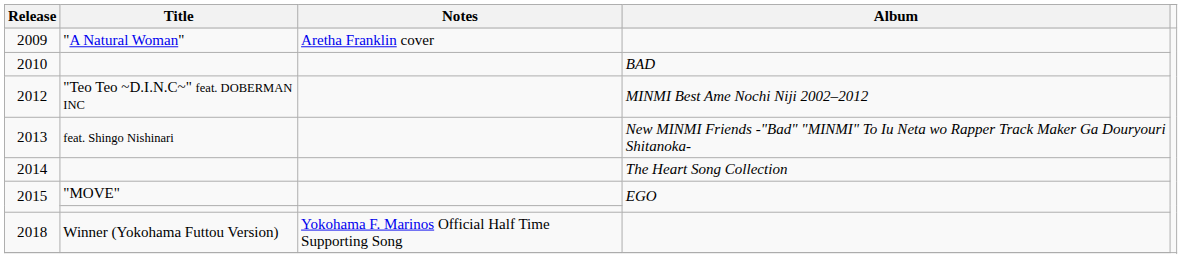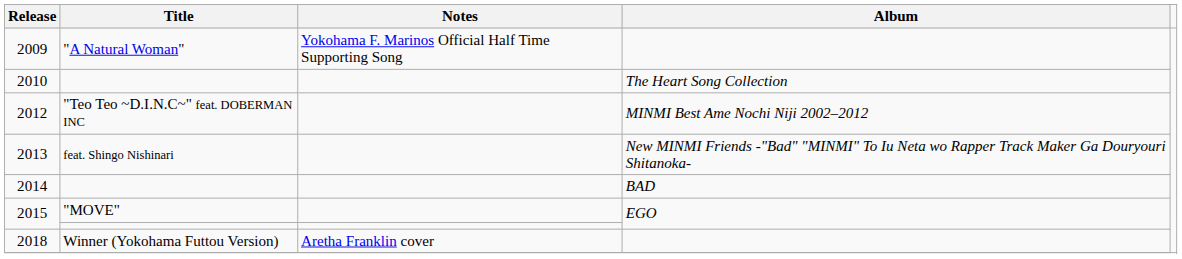(368, 40) Aretha Franklin cover -> (425, 48) Yokohama F. Marinos Official Half Time Supporting Song
(640, 64) BAD -> (707, 81) The Heart Song Collection
(707, 169) The Heart Song Collection -> (640, 186) BAD
(425, 232) Yokohama F. Marinos Official Half Time Supporting Song -> (368, 241) Aretha Franklin cover
